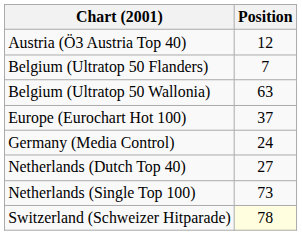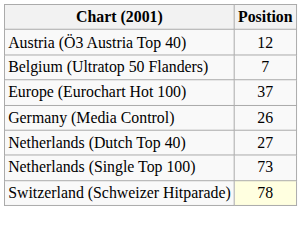- row: (109, 92)
(265, 142) 24 -> (265, 117) 26
